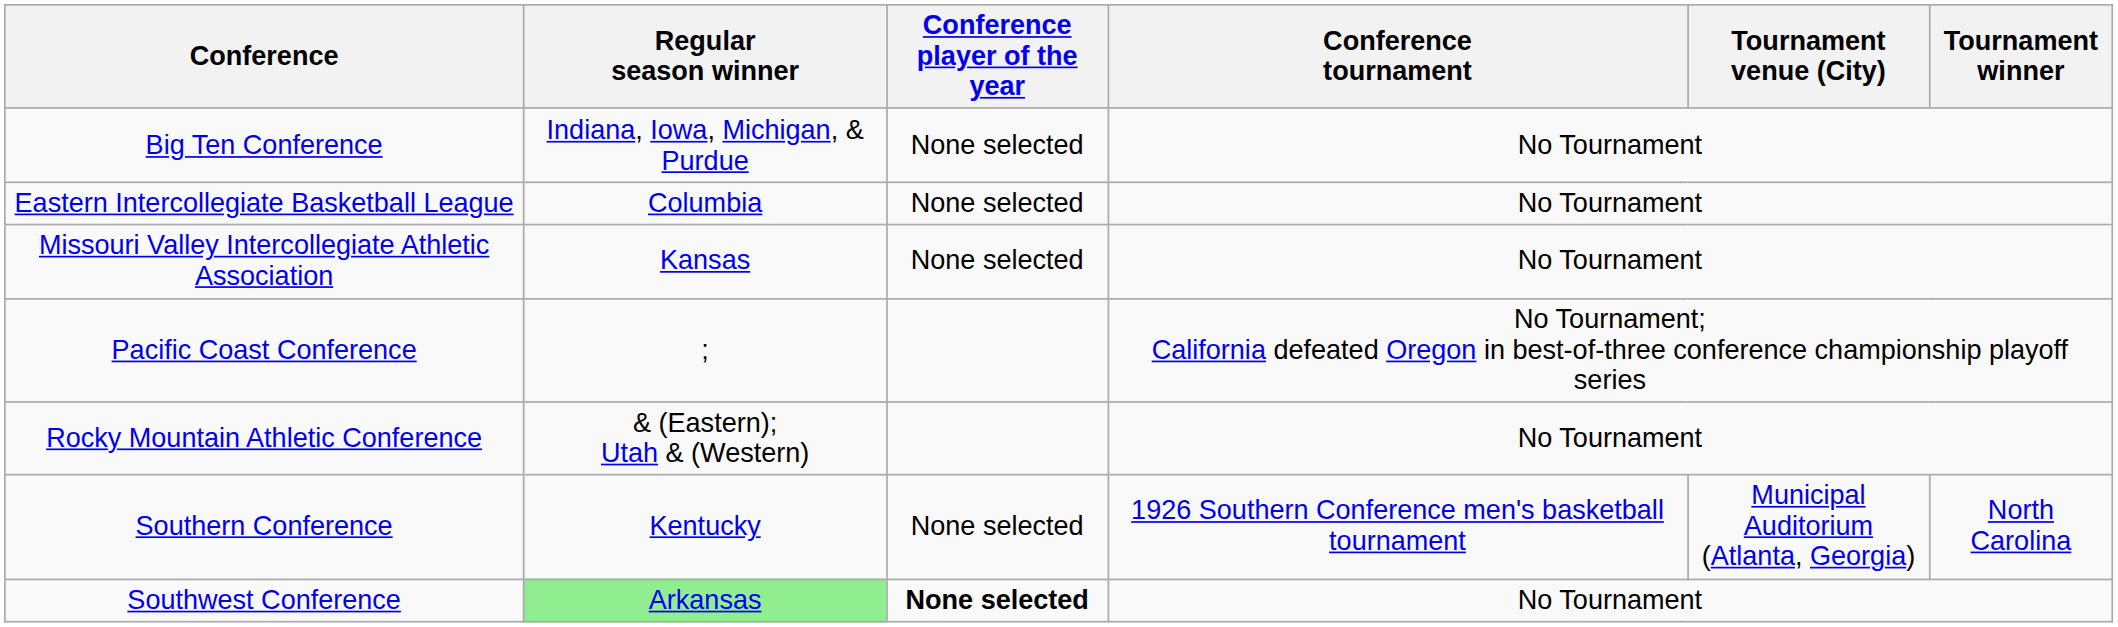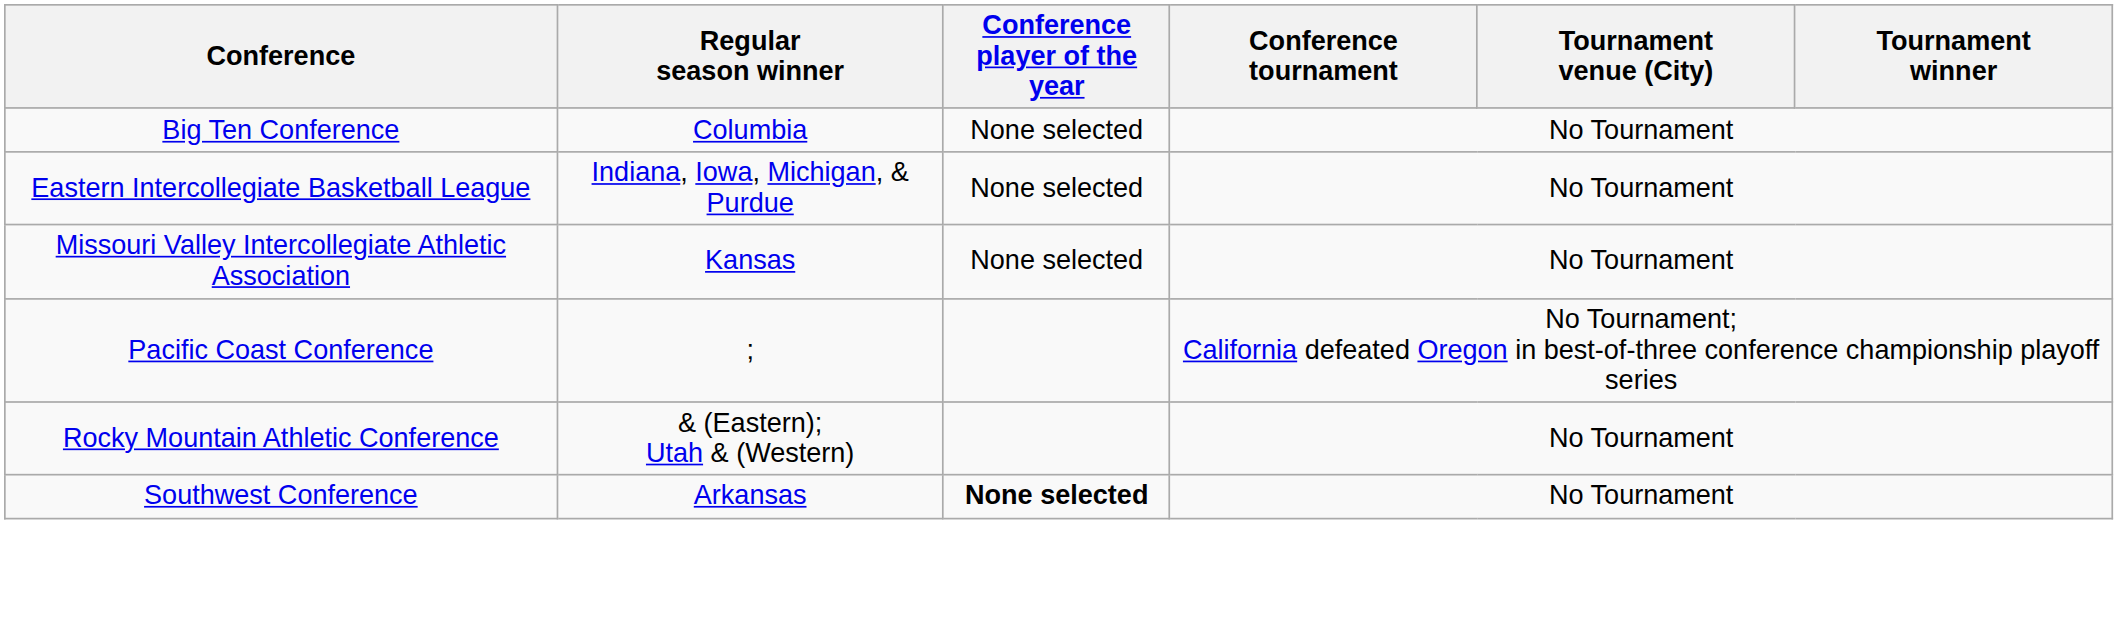(705, 144) Indiana, Iowa, Michigan, & Purdue -> (750, 129) Columbia
(705, 202) Columbia -> (750, 187) Indiana, Iowa, Michigan, & Purdue
- row: (264, 526)
(705, 599) lightgreen background -> (750, 496) no background
